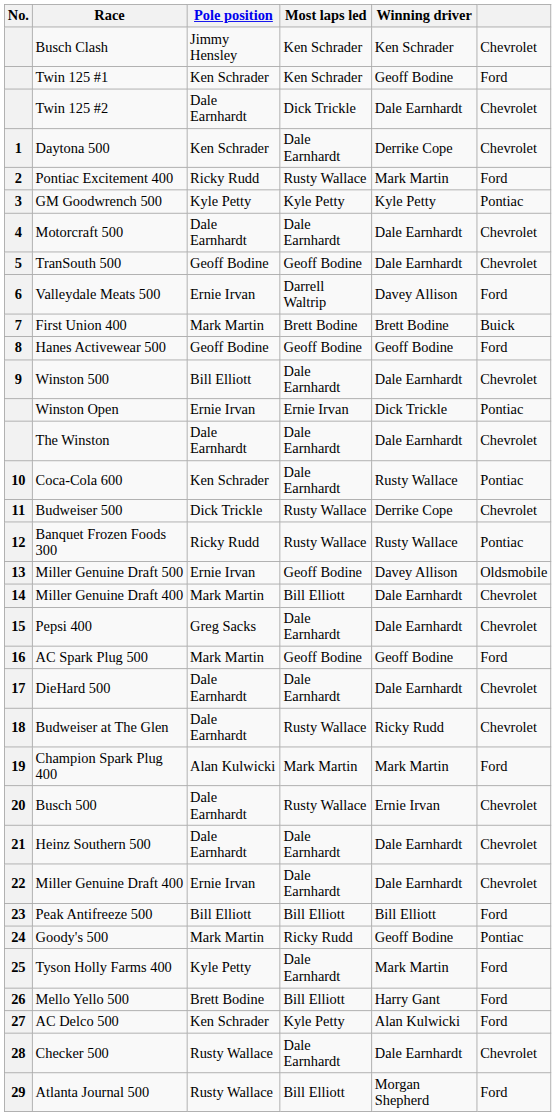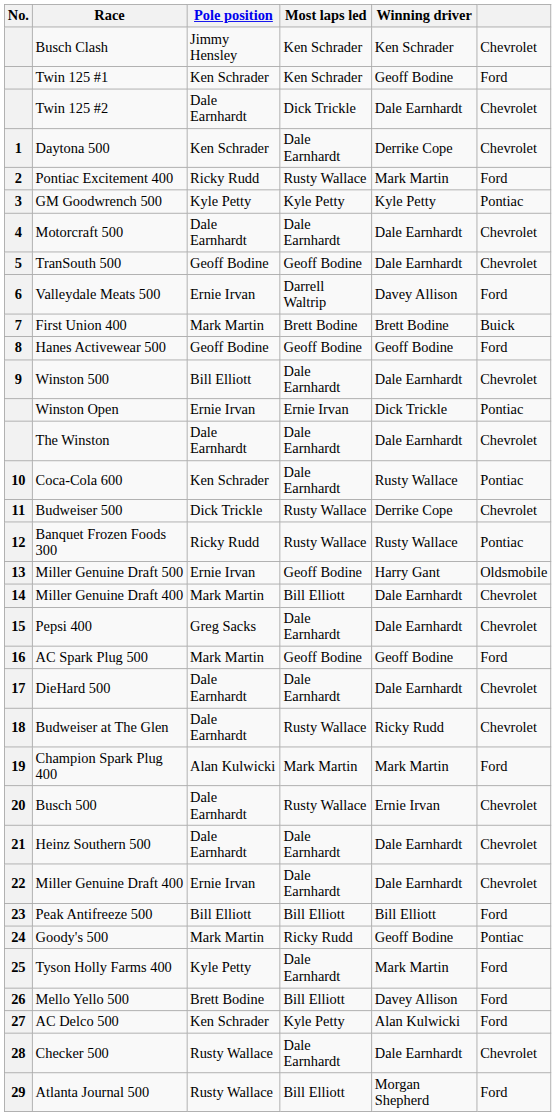(416, 572) Davey Allison -> (407, 572) Harry Gant
(407, 999) Harry Gant -> (416, 999) Davey Allison
